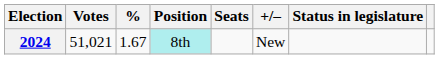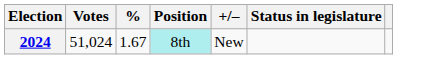- column: (232, 16)
(91, 41) 51,021 -> (91, 41) 51,024
